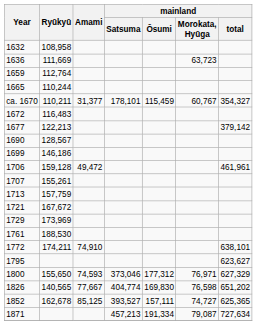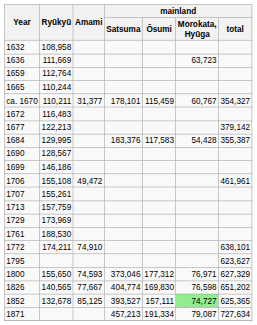+ row: (15, 141)
(56, 167) 159,128 -> (56, 181) 155,108
- row: (15, 207)
(56, 301) 162,678 -> (56, 301) 132,678
(204, 301) no background -> (204, 301) lightgreen background
